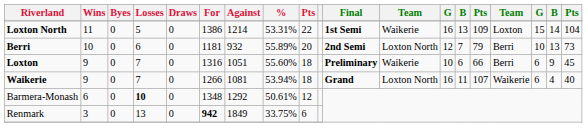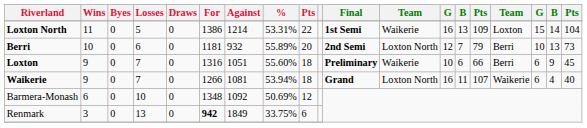(141, 96) bold -> (141, 96) normal
(237, 96) 1292 -> (237, 96) 1092
(281, 96) 50.61% -> (281, 96) 50.69%
